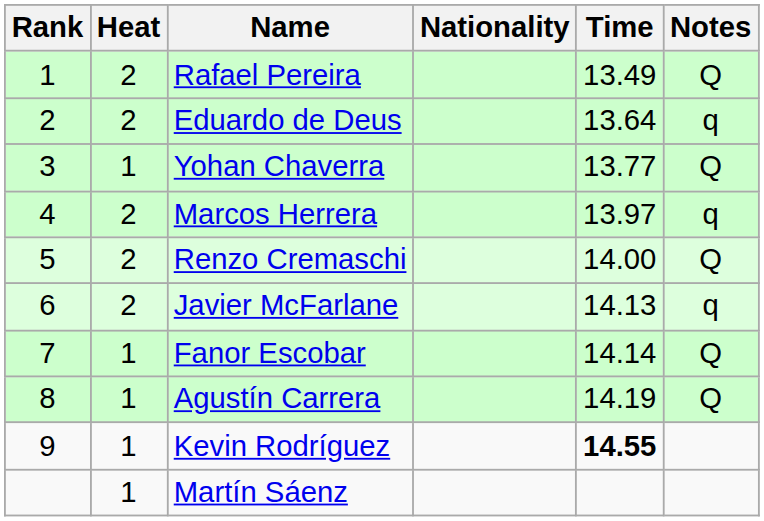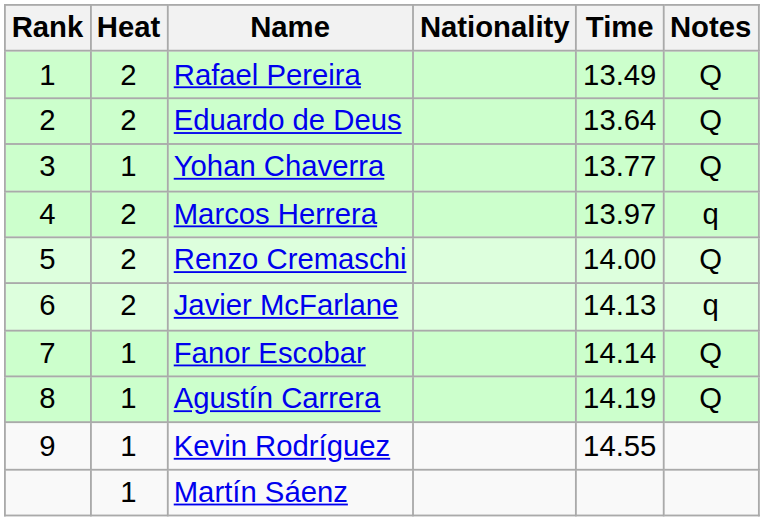(711, 120) q -> (711, 120) Q
(620, 445) bold -> (620, 445) normal
